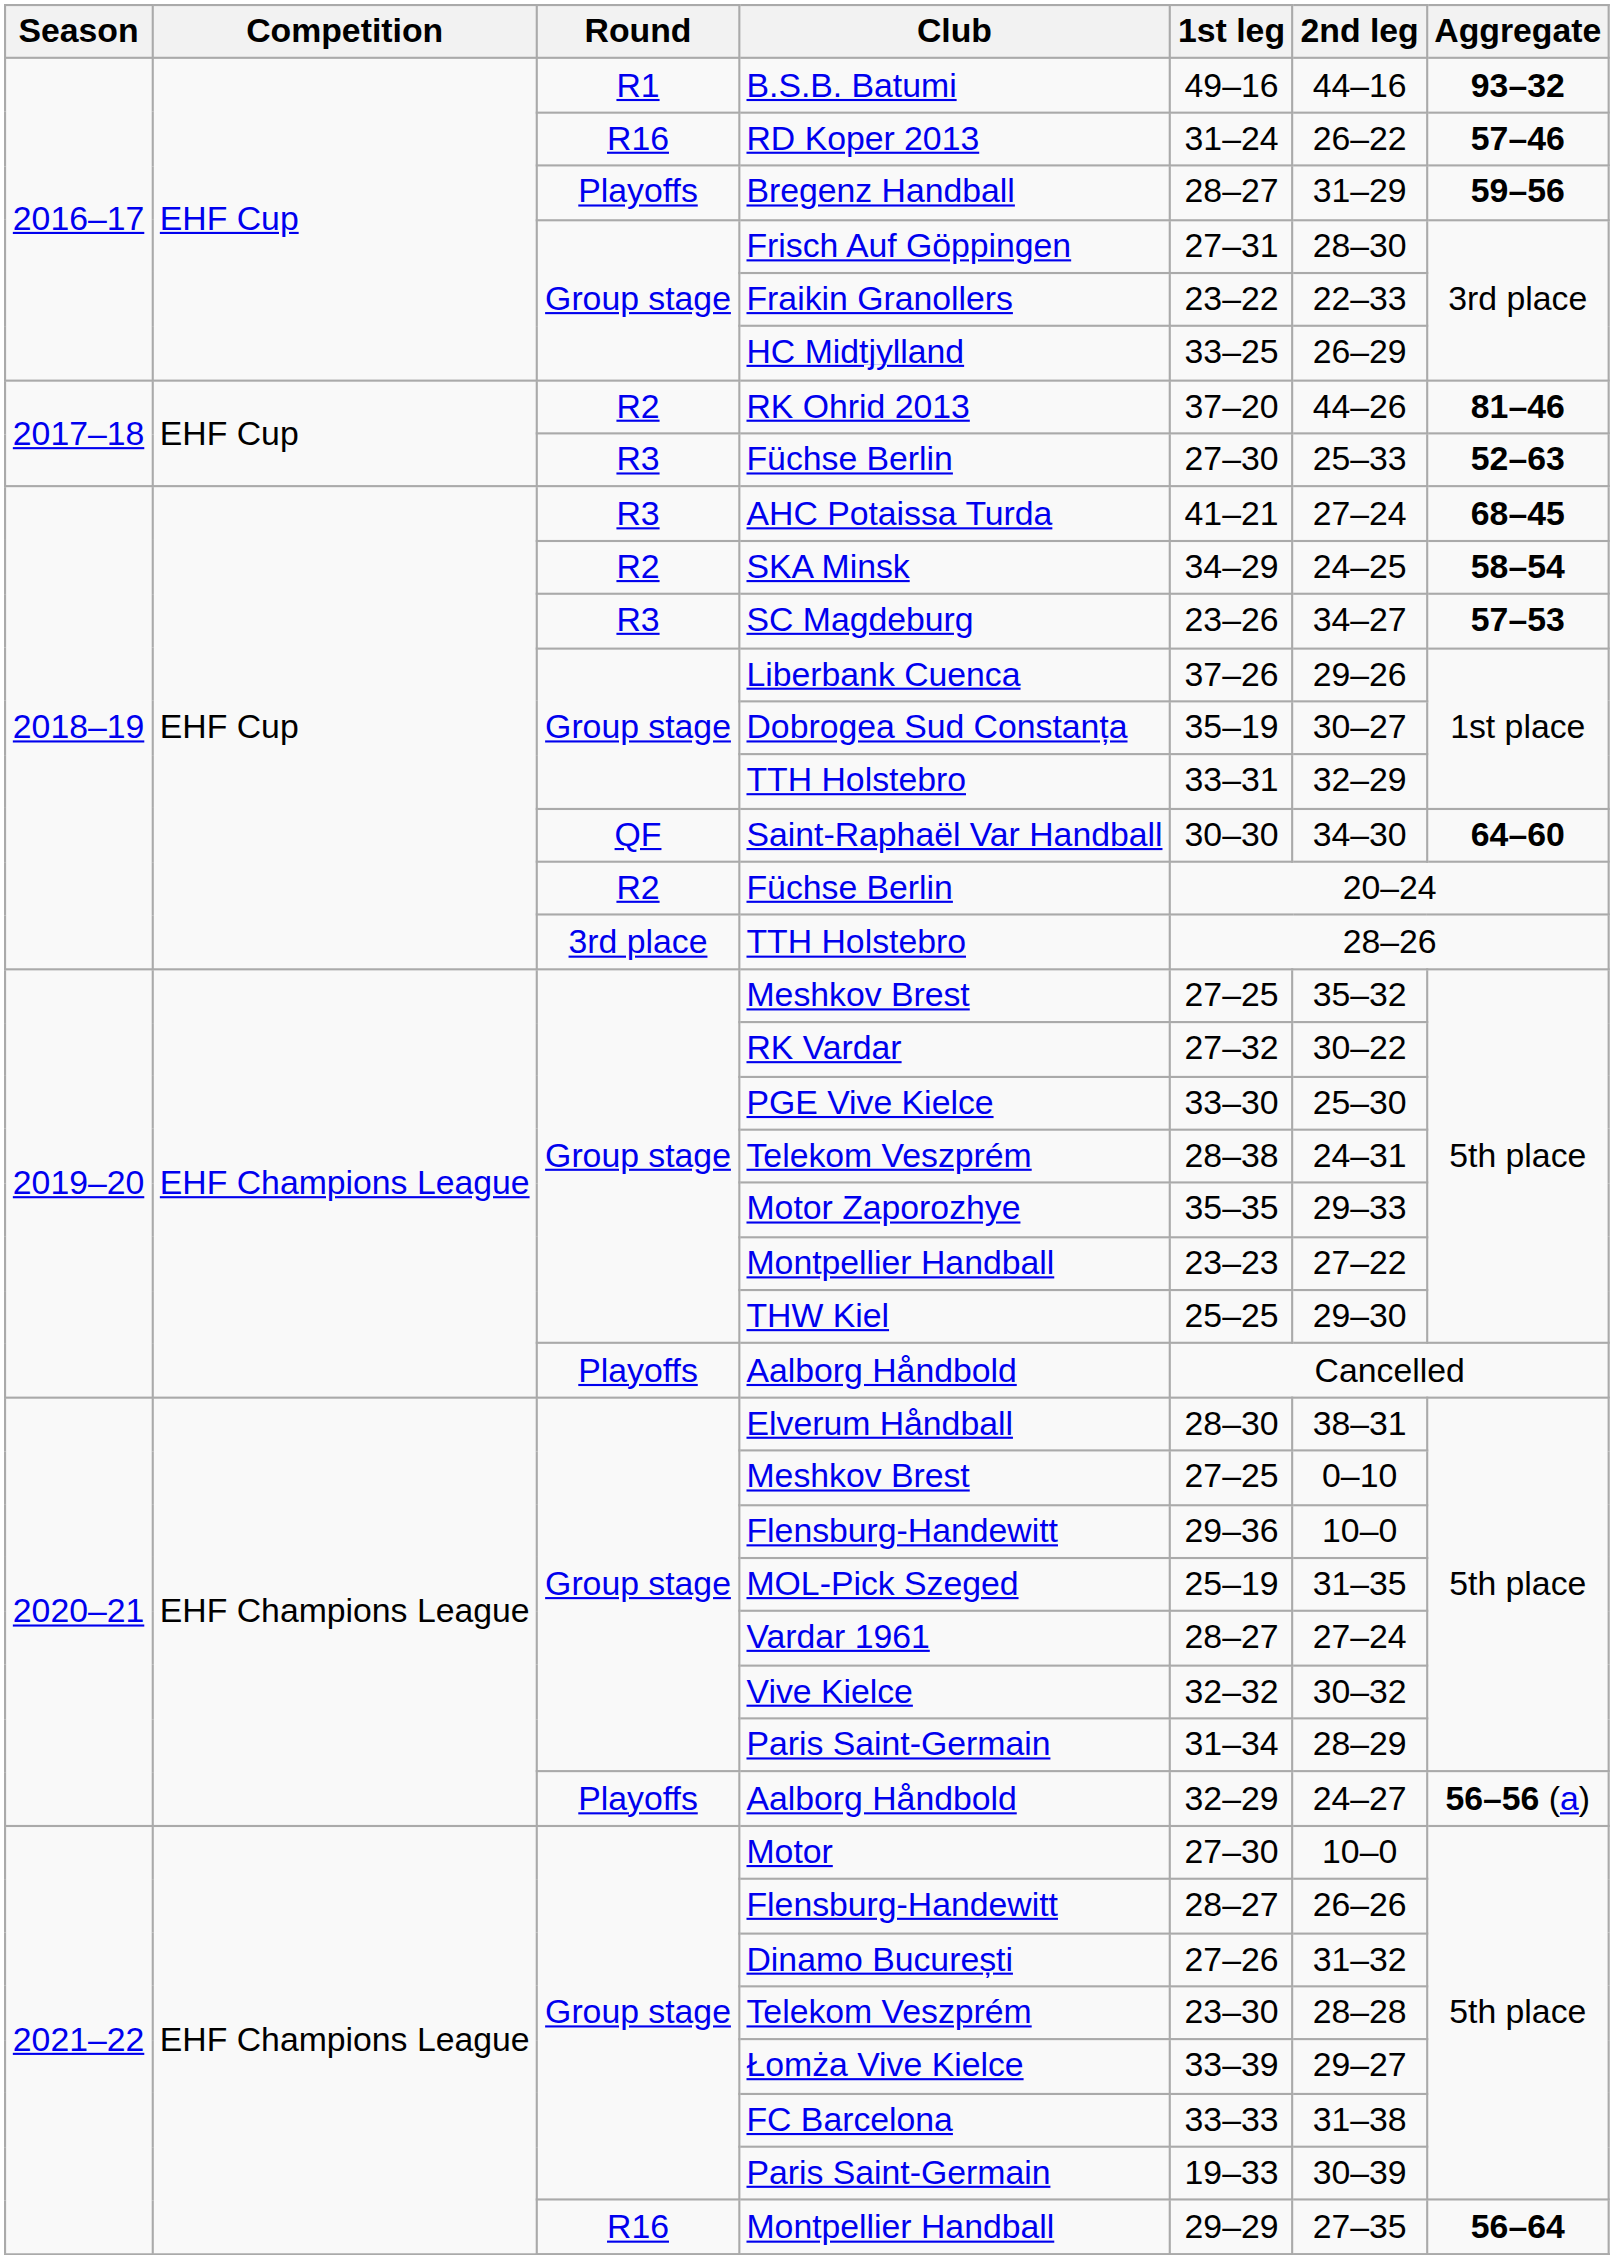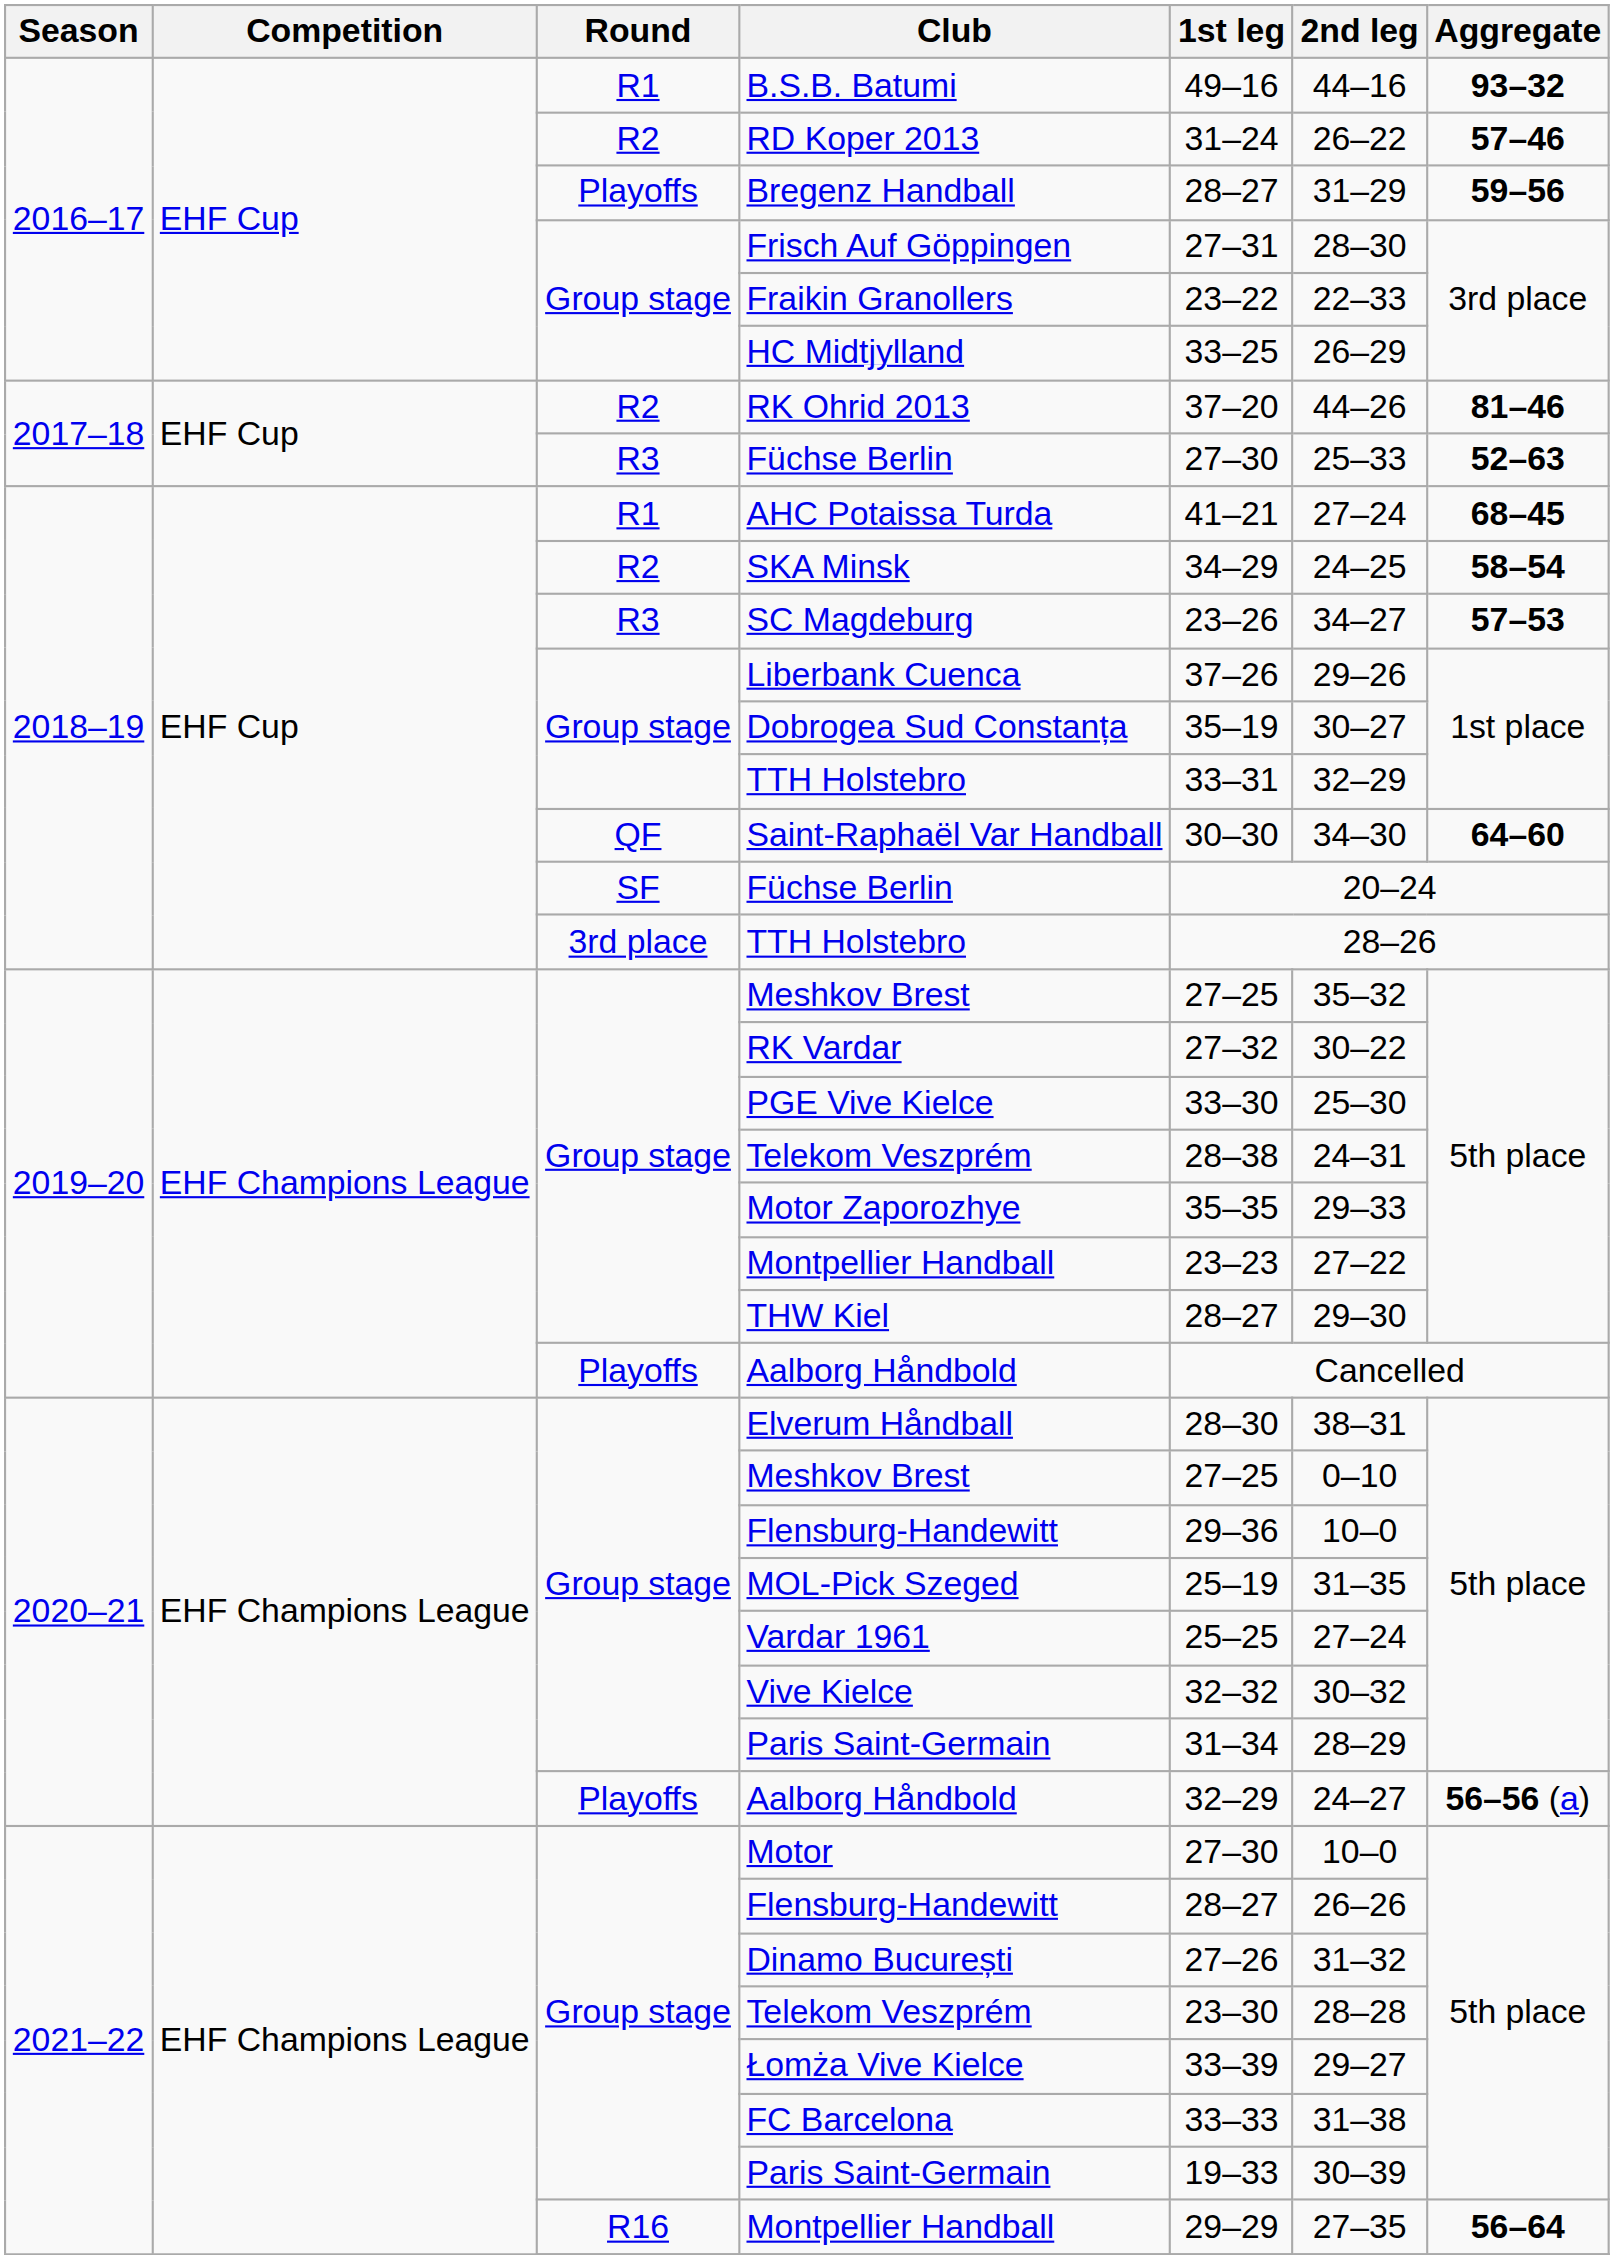(638, 138) R16 -> (638, 138) R2
(638, 513) R3 -> (638, 513) R1
(638, 887) R2 -> (638, 887) SF
(1232, 1316) 25–25 -> (1232, 1316) 28–27
(1232, 1637) 28–27 -> (1232, 1637) 25–25
